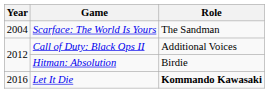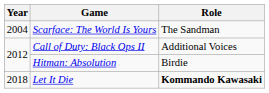(17, 79) 2016 -> (17, 79) 2018
